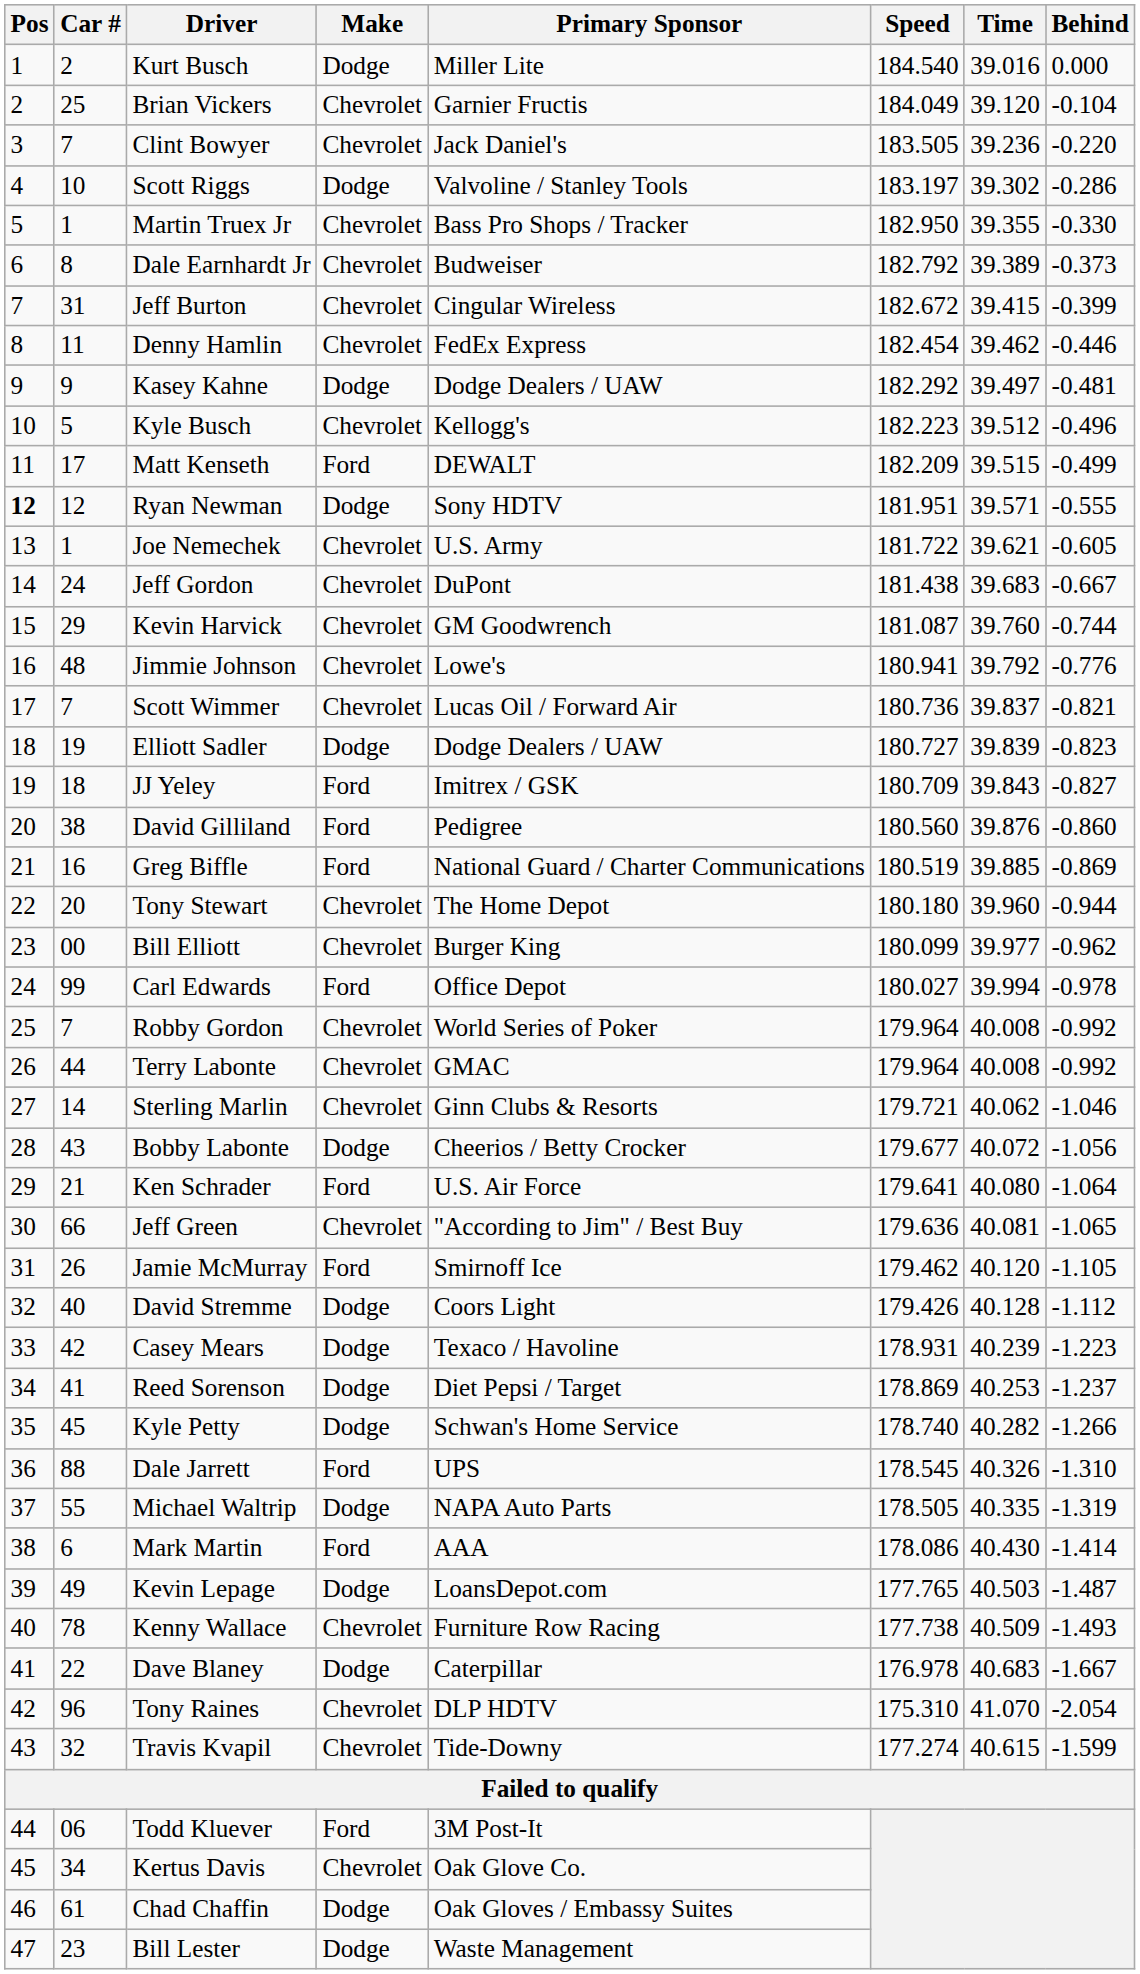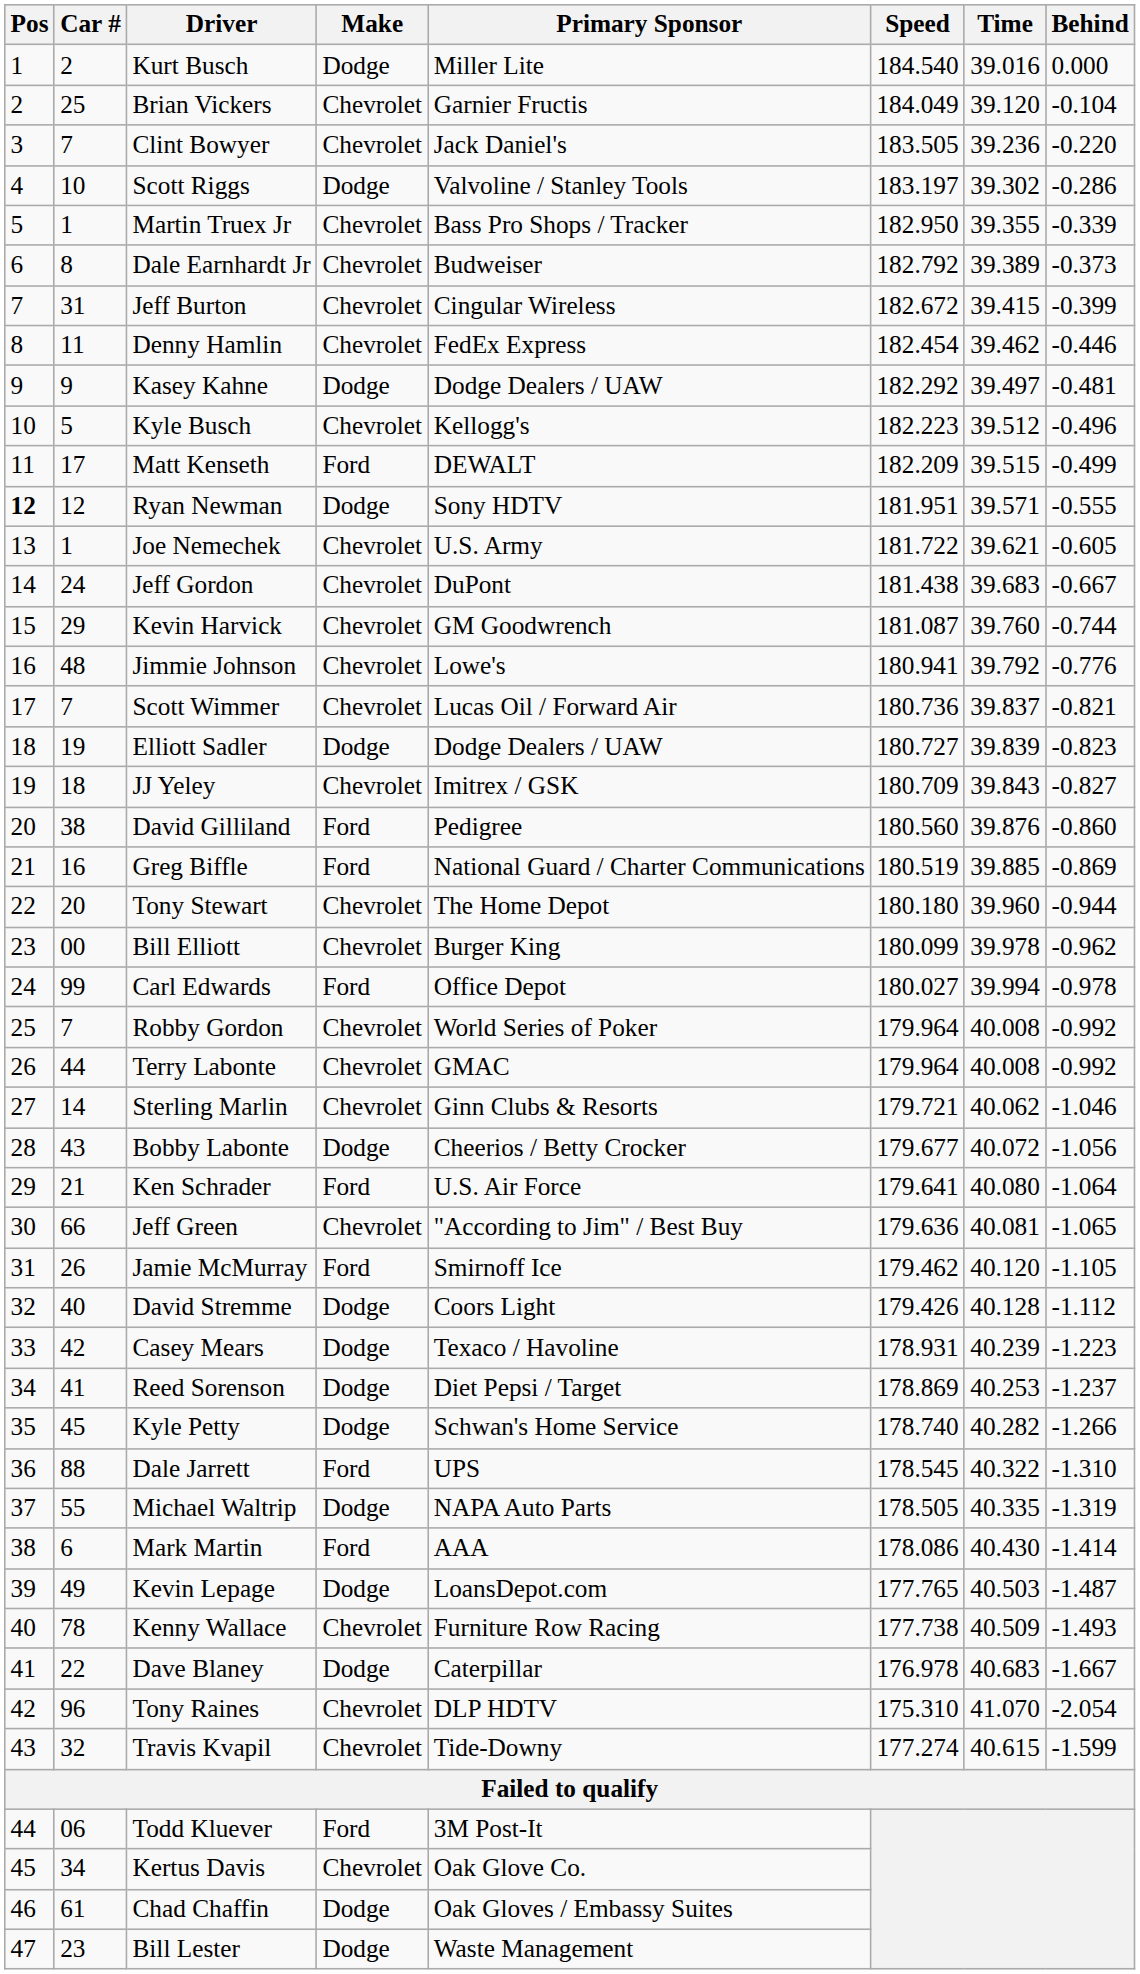(1084, 225) -0.330 -> (1084, 225) -0.339
(346, 786) Ford -> (372, 786) Chevrolet
(1005, 946) 39.977 -> (1005, 946) 39.978
(1005, 1467) 40.326 -> (1005, 1467) 40.322
